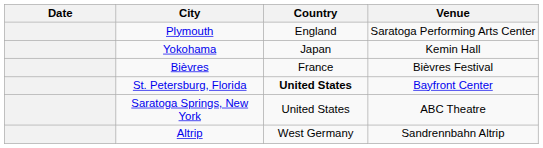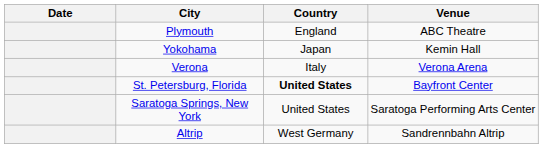(453, 31) Saratoga Performing Arts Center -> (453, 31) ABC Theatre
- row: (190, 67)
+ row: (190, 67)
(453, 109) ABC Theatre -> (453, 109) Saratoga Performing Arts Center
